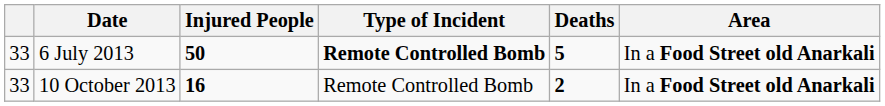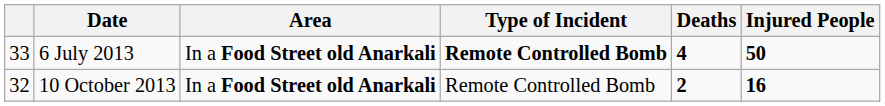columns swapped: (749, 20) <-> (249, 20)
(560, 52) 5 -> (682, 52) 4
(19, 85) 33 -> (19, 85) 32
